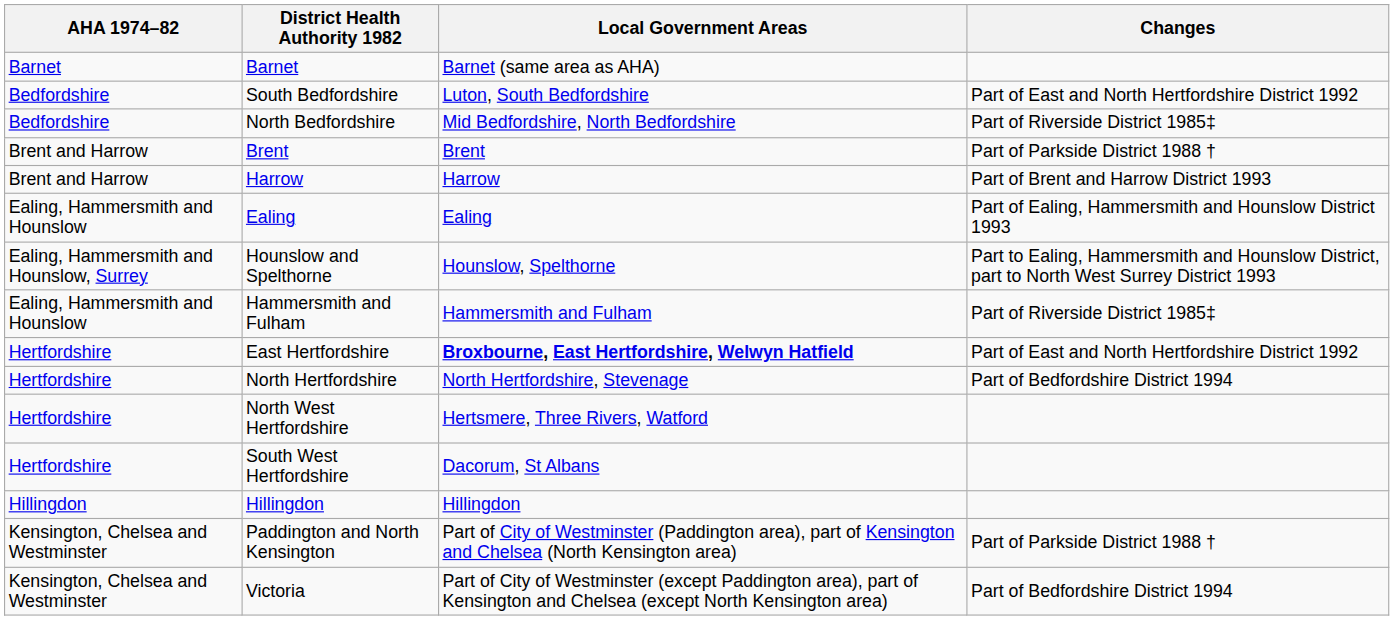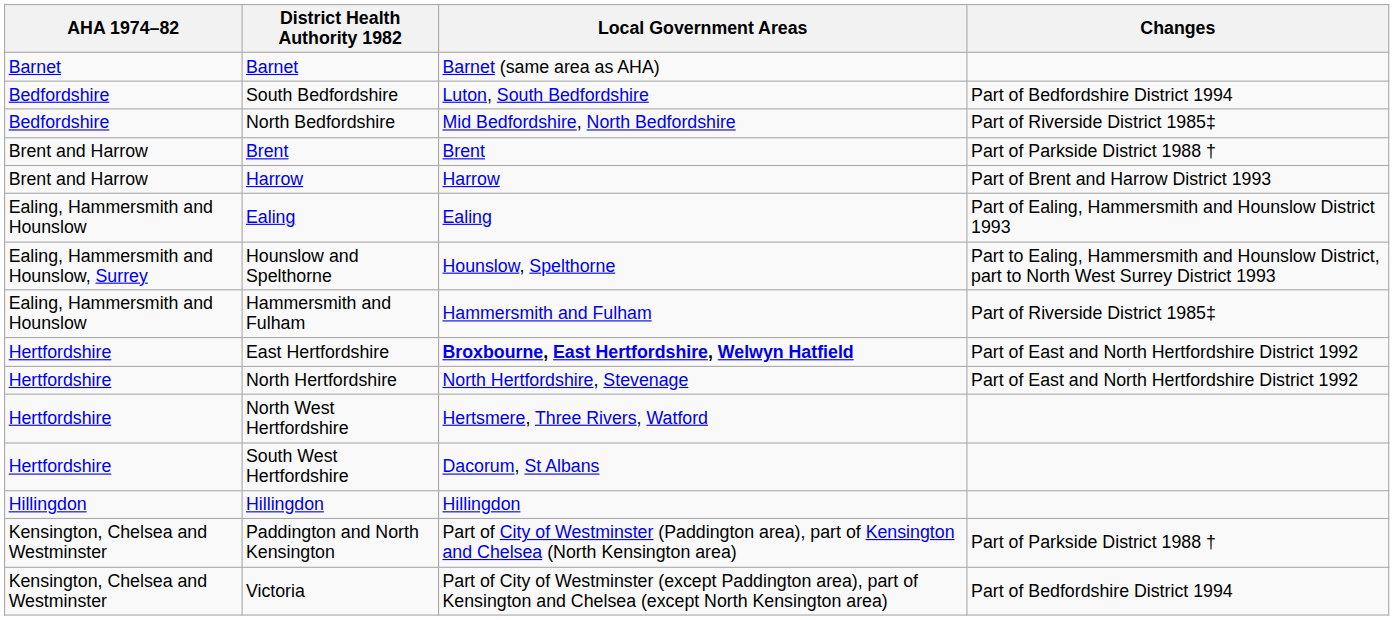(1165, 94) Part of East and North Hertfordshire District 1992 -> (1102, 94) Part of Bedfordshire District 1994
(1102, 380) Part of Bedfordshire District 1994 -> (1165, 380) Part of East and North Hertfordshire District 1992
